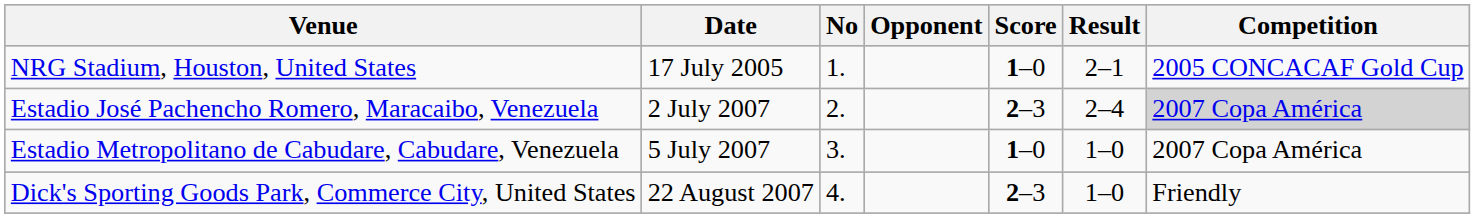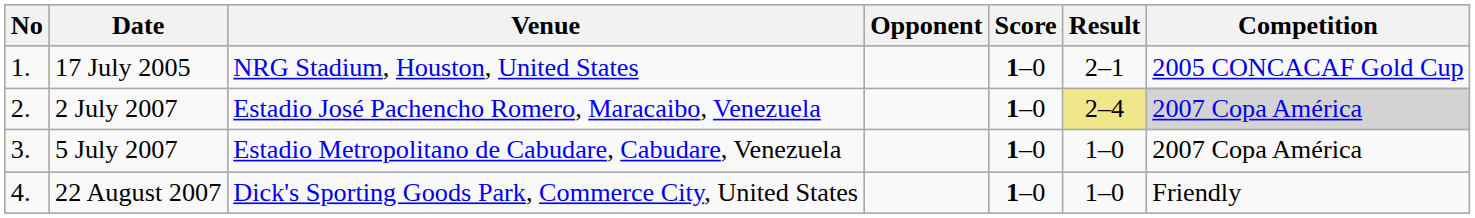columns swapped: (842, 25) <-> (323, 25)
(1026, 108) 2–3 -> (1026, 108) 1–0
(1105, 108) no background -> (1105, 108) khaki background
(1026, 191) 2–3 -> (1026, 191) 1–0
